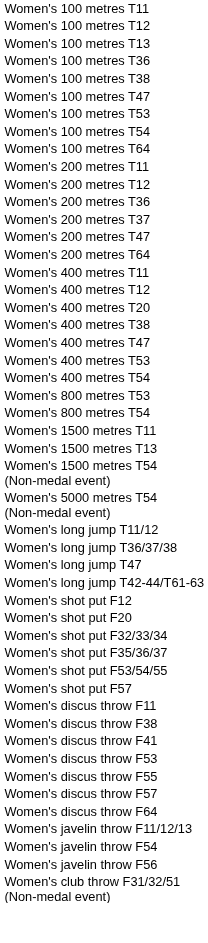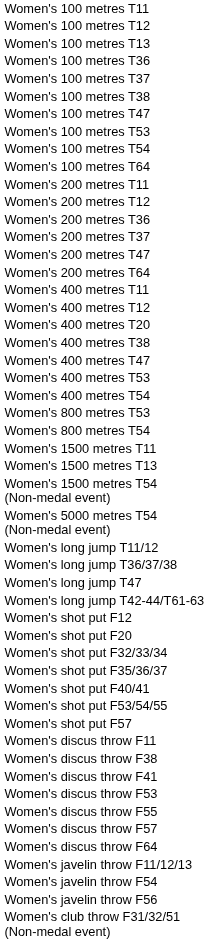+ row: (77, 79)
+ row: (77, 688)
